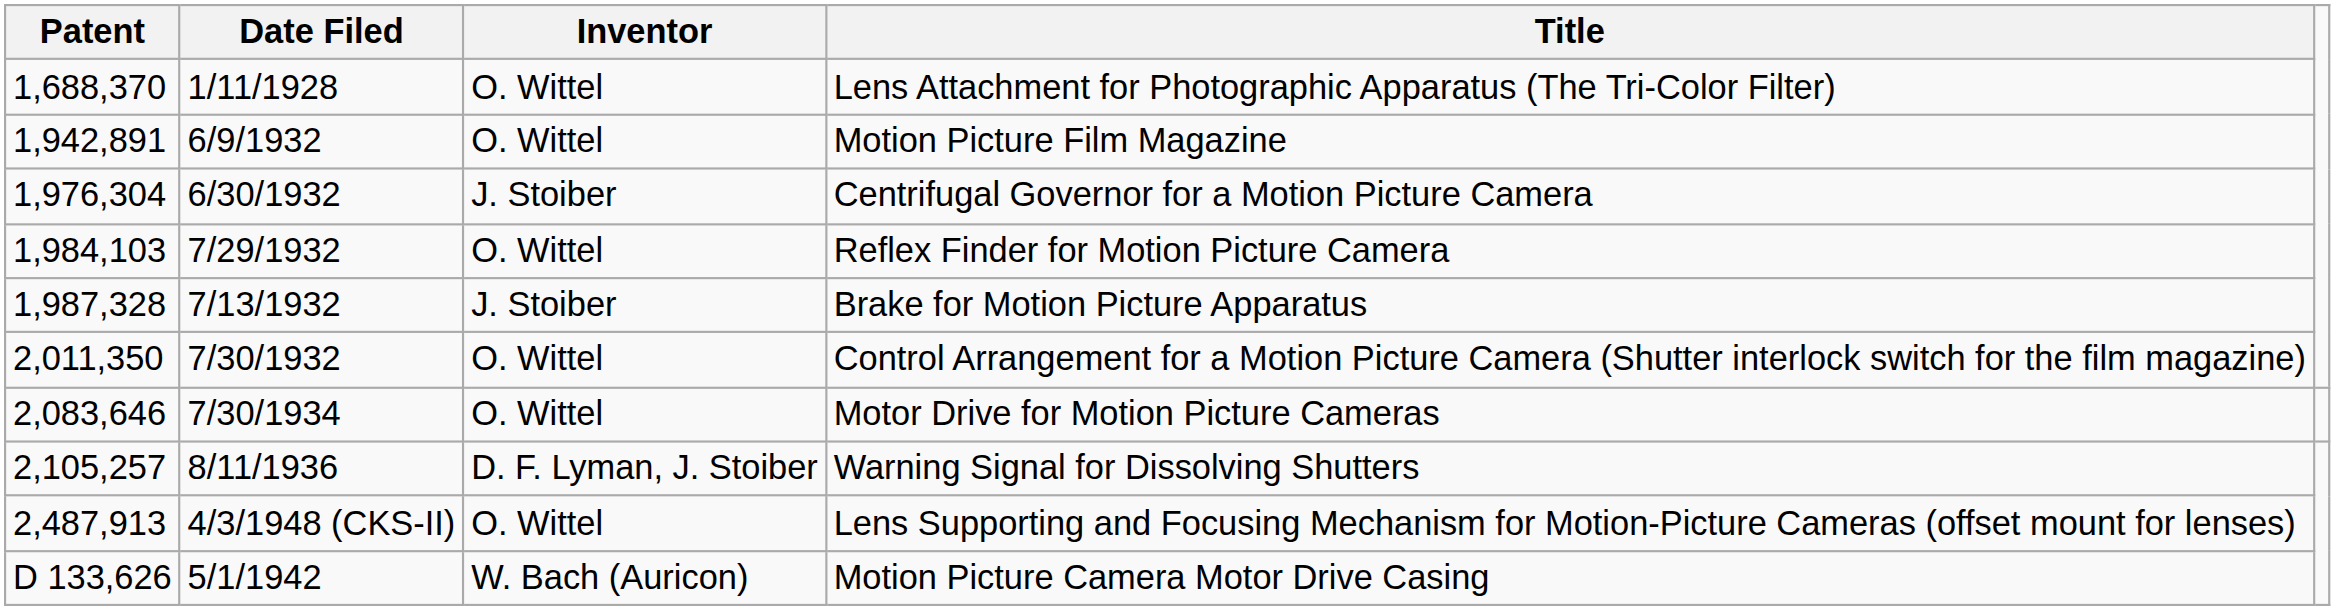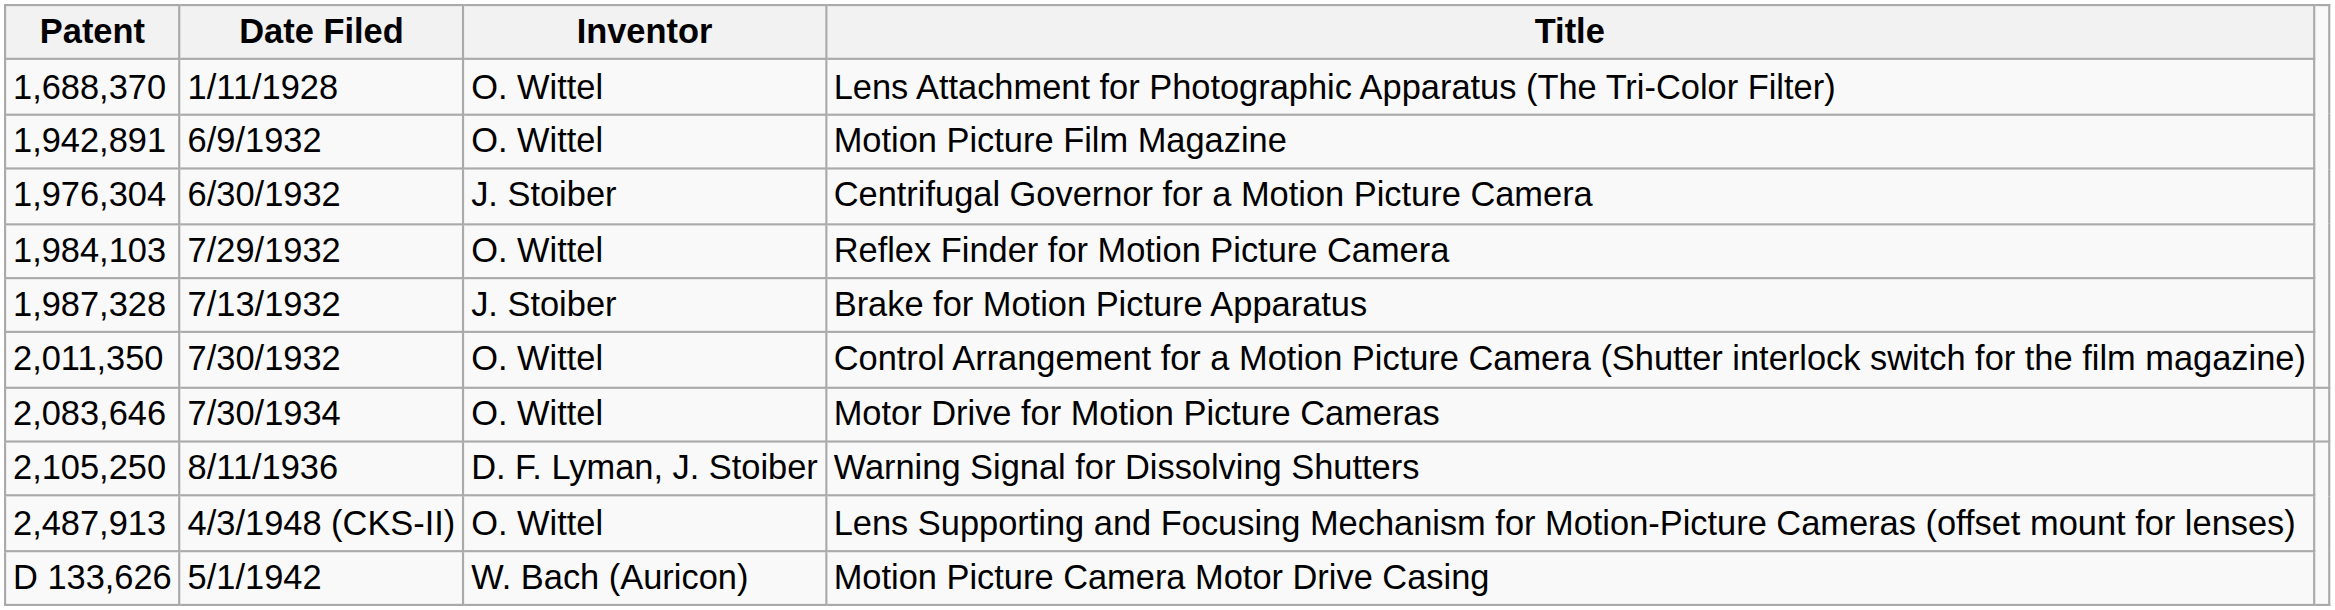(90, 468) 2,105,257 -> (90, 468) 2,105,250
